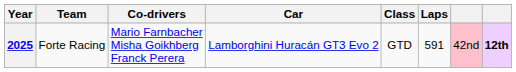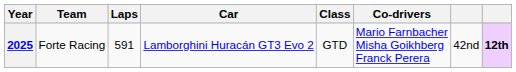columns swapped: (157, 14) <-> (434, 14)
(466, 45) pink background -> (466, 45) no background
